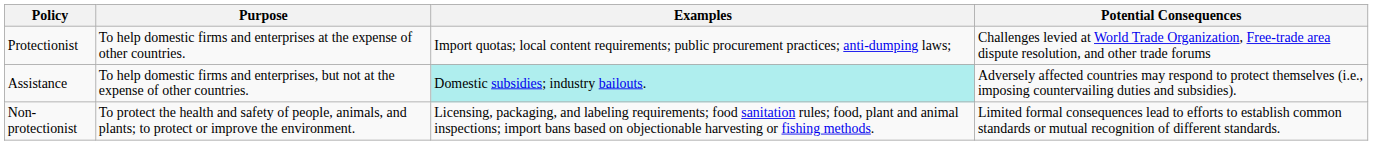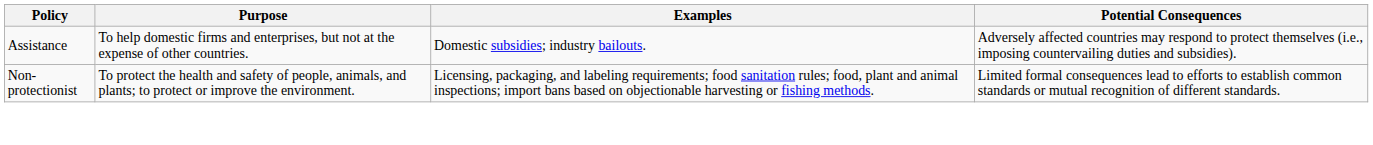- row: (43, 45)
(540, 83) paleturquoise background -> (540, 45) no background
